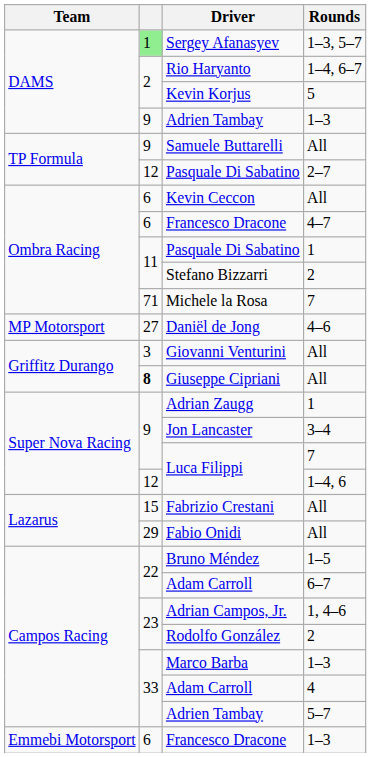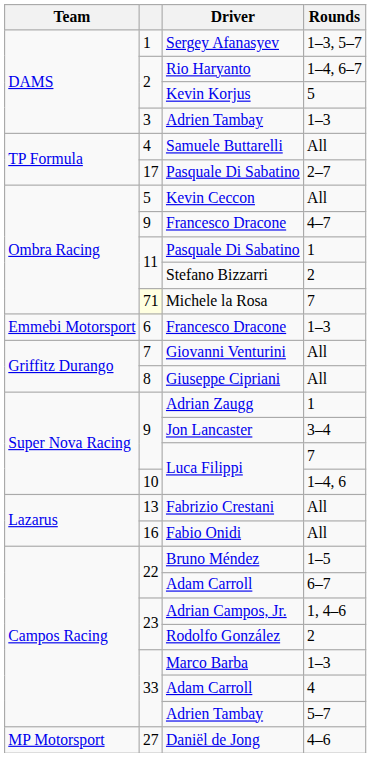(147, 42) lightgreen background -> (147, 42) no background
(147, 120) 9 -> (147, 120) 3
(147, 146) 9 -> (147, 146) 4
(151, 171) 12 -> (151, 171) 17
(147, 197) 6 -> (147, 197) 5
(147, 223) 6 -> (147, 223) 9
(151, 300) no background -> (151, 300) lightyellow background
rows swapped: (226, 739) <-> (213, 326)
(147, 352) 3 -> (147, 352) 7
(147, 378) bold -> (147, 378) normal
(151, 481) 12 -> (151, 481) 10
(151, 507) 15 -> (151, 507) 13
(151, 533) 29 -> (151, 533) 16
